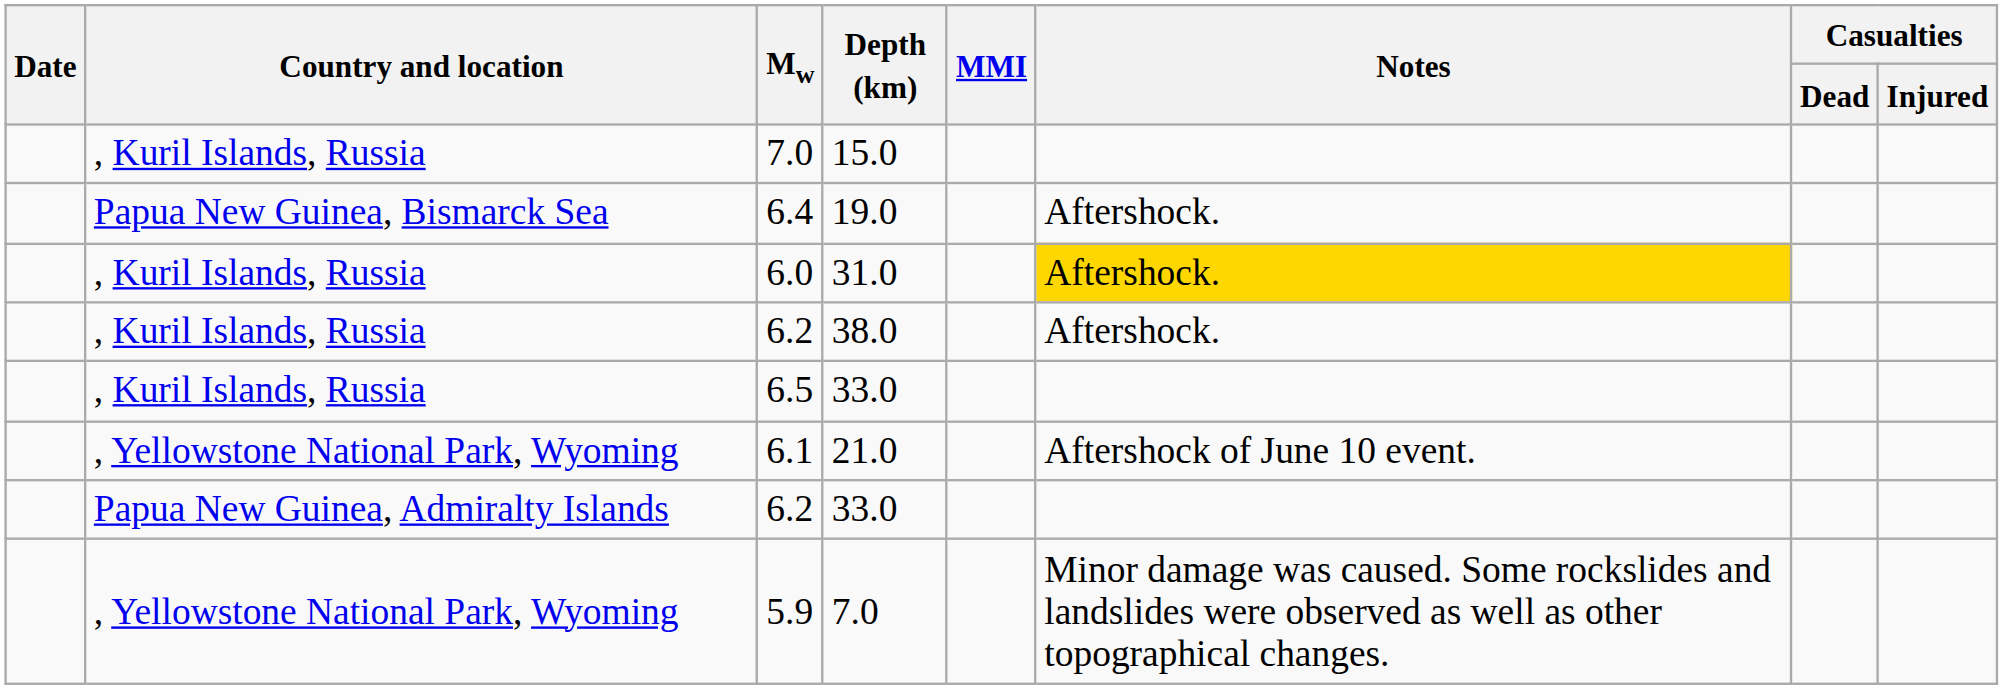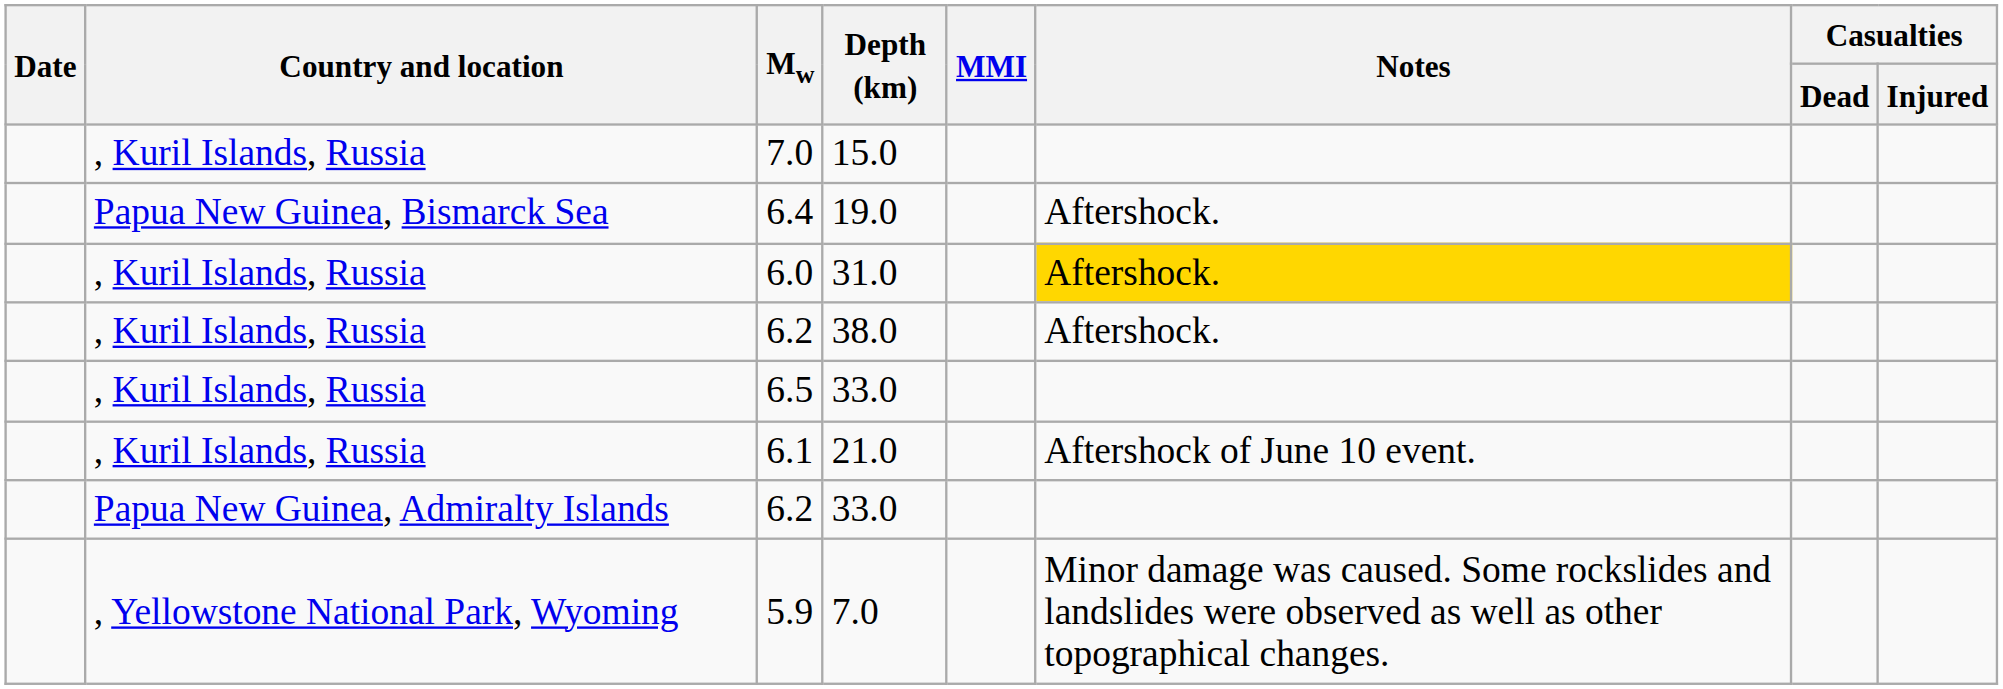(386, 449) , Yellowstone National Park, Wyoming -> (260, 449) , Kuril Islands, Russia
